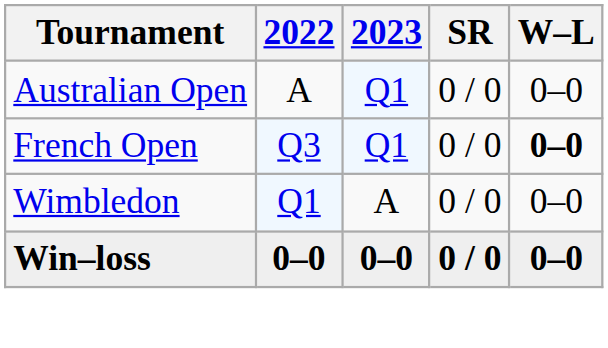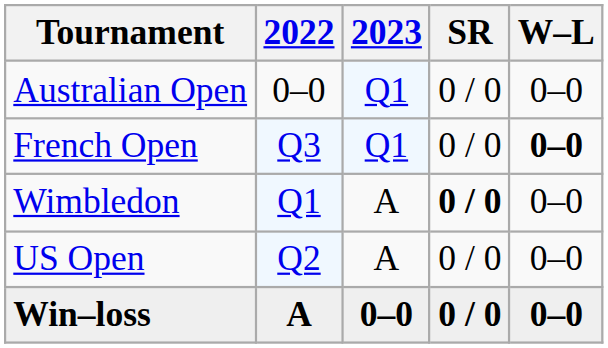(299, 88) A -> (299, 88) 0–0
(470, 201) normal -> (470, 201) bold
+ row: (79, 257)
(299, 257) 0–0 -> (299, 314) A
